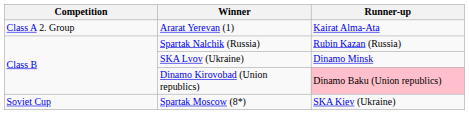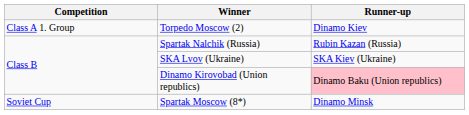+ row: (202, 28)
- row: (197, 28)
(343, 59) Dinamo Minsk -> (354, 59) SKA Kiev (Ukraine)
(354, 102) SKA Kiev (Ukraine) -> (343, 102) Dinamo Minsk
